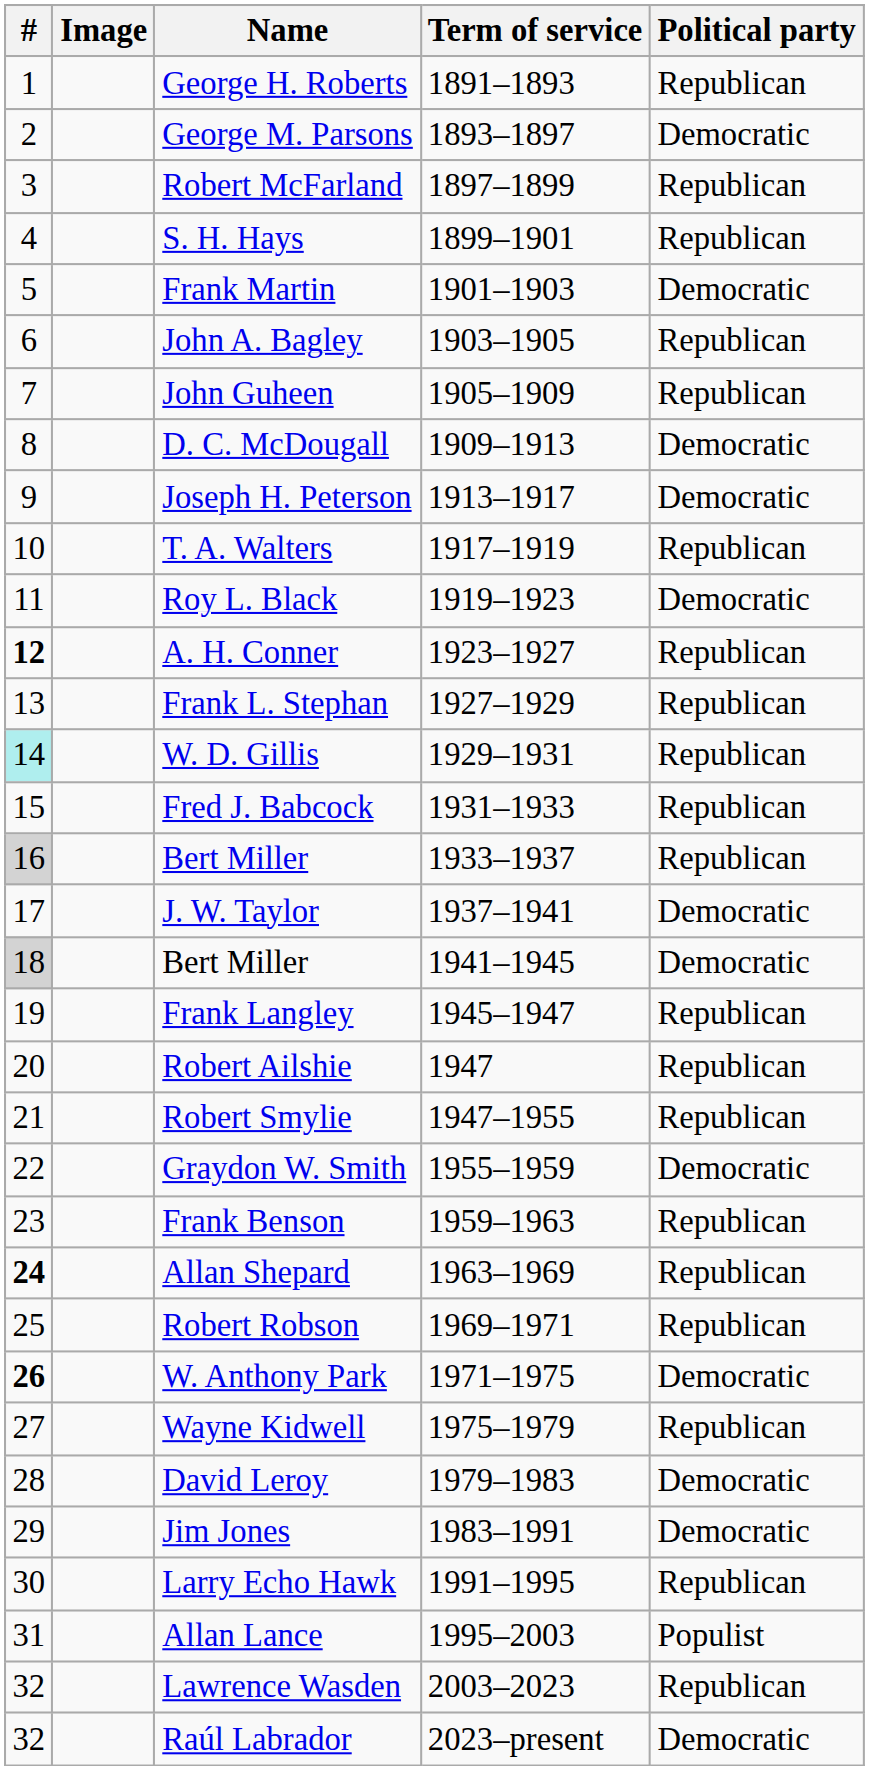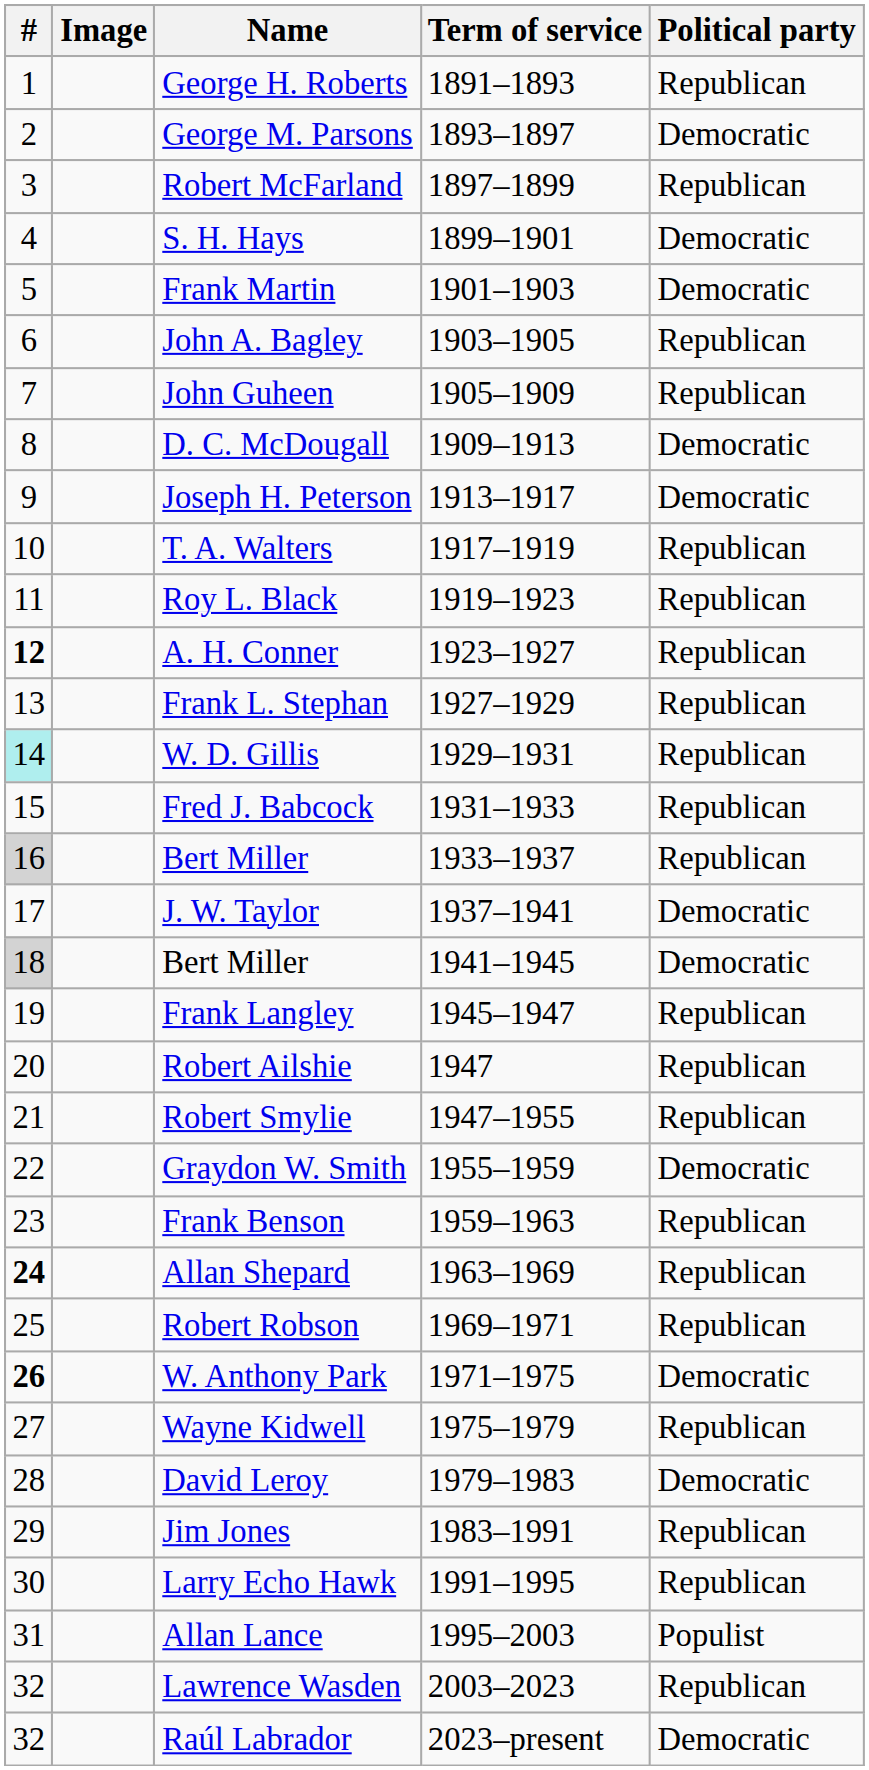(732, 237) Republican -> (734, 237) Democratic
(734, 599) Democratic -> (732, 599) Republican
(734, 1531) Democratic -> (732, 1531) Republican
